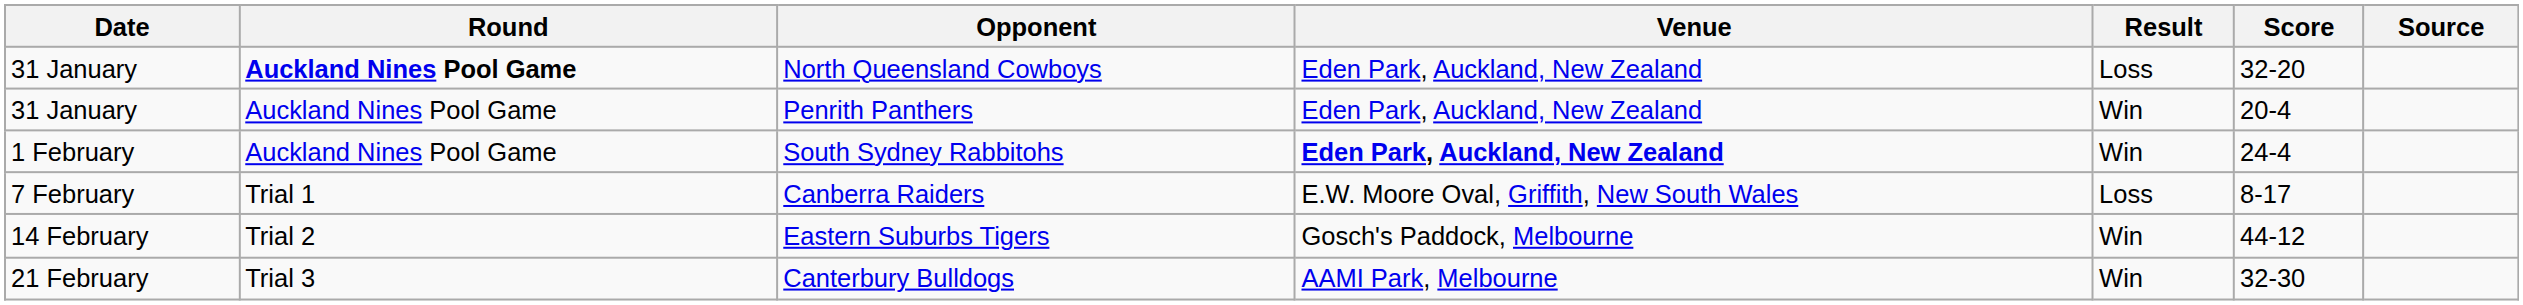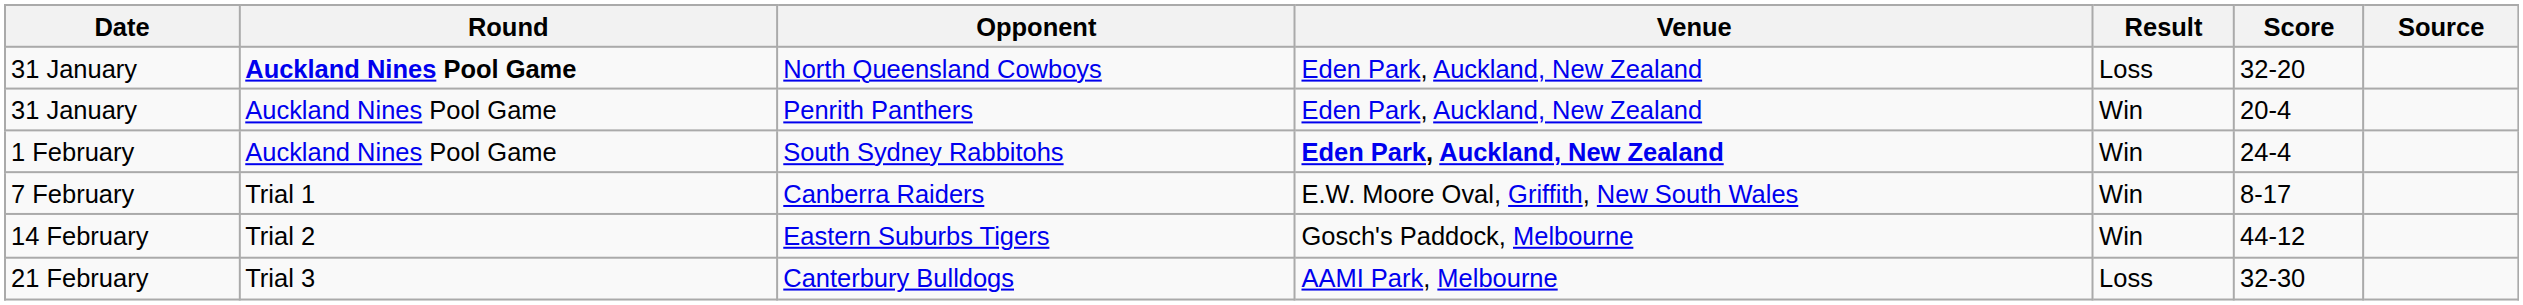(2126, 194) Loss -> (2121, 194) Win
(2121, 278) Win -> (2126, 278) Loss
